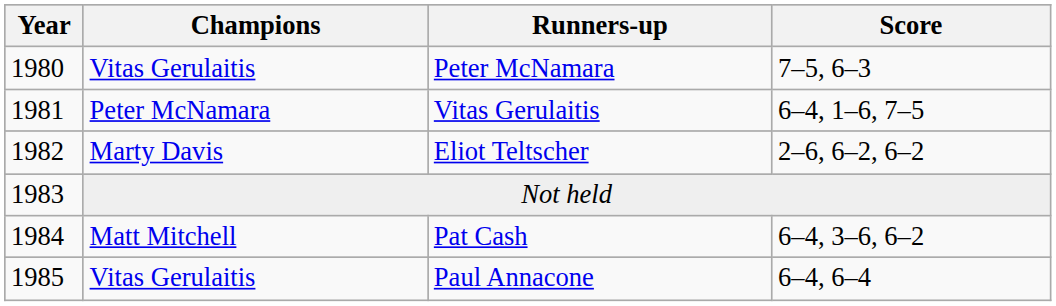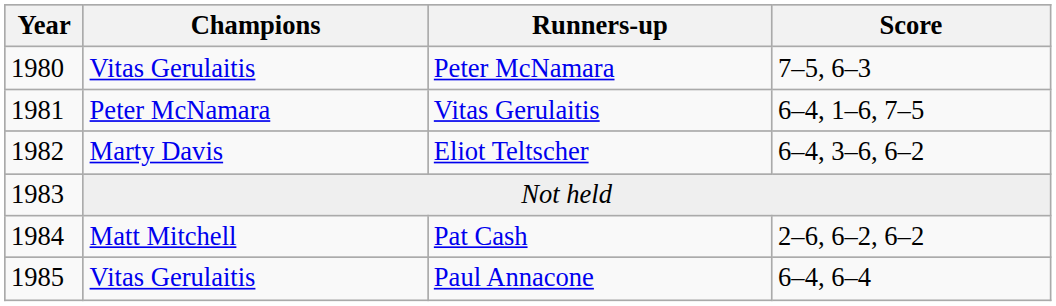(851, 151) 2–6, 6–2, 6–2 -> (851, 151) 6–4, 3–6, 6–2
(851, 236) 6–4, 3–6, 6–2 -> (851, 236) 2–6, 6–2, 6–2
